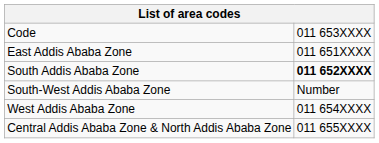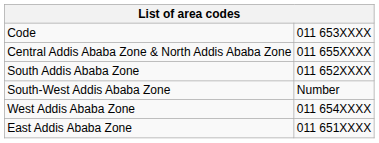rows swapped: (70, 52) <-> (149, 128)
(334, 71) bold -> (334, 71) normal
